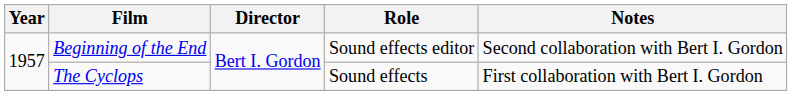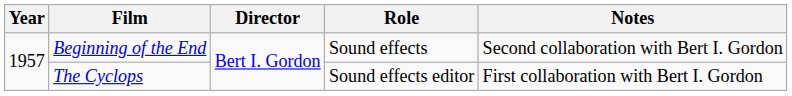(402, 47) Sound effects editor -> (378, 47) Sound effects
(378, 76) Sound effects -> (402, 76) Sound effects editor
